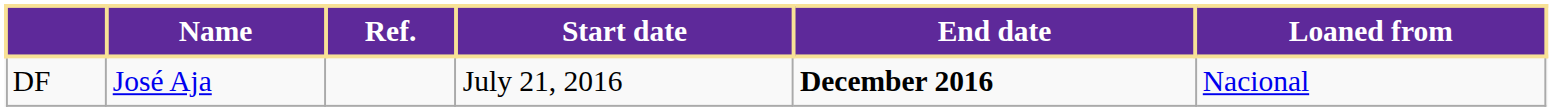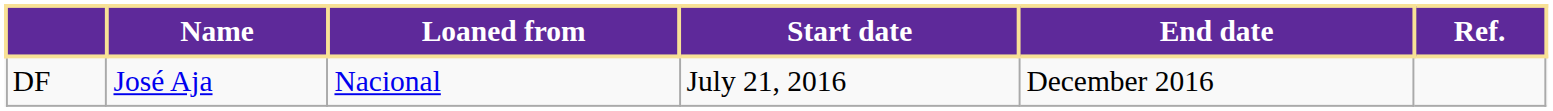columns swapped: (1371, 30) <-> (391, 30)
(897, 81) bold -> (1120, 81) normal
